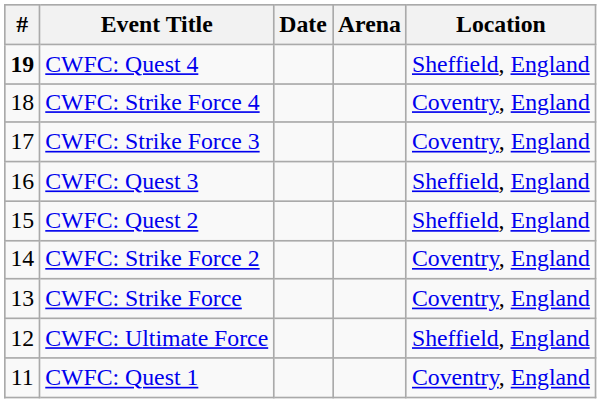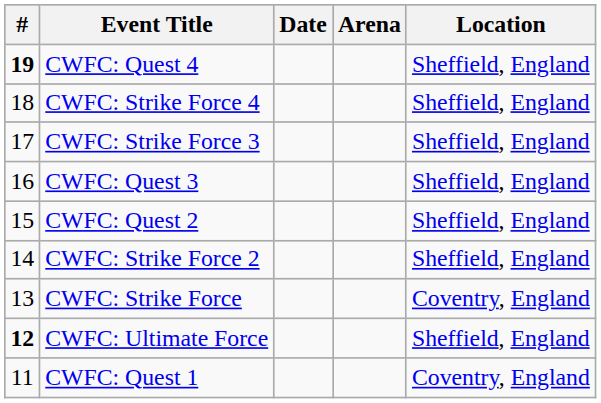(501, 102) Coventry, England -> (501, 102) Sheffield, England
(501, 142) Coventry, England -> (501, 142) Sheffield, England
(501, 259) Coventry, England -> (501, 259) Sheffield, England
(22, 337) normal -> (22, 337) bold
